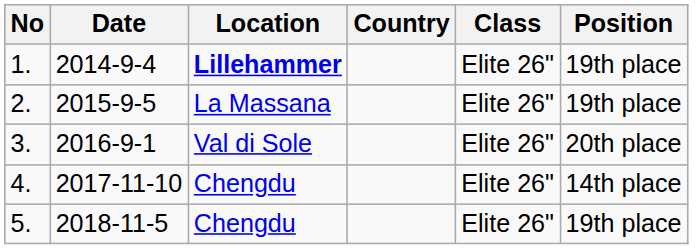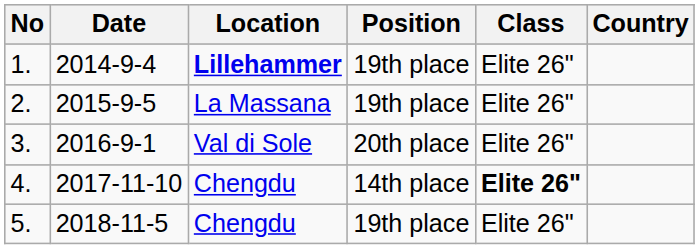columns swapped: (402, 24) <-> (624, 24)
(508, 183) normal -> (531, 183) bold
